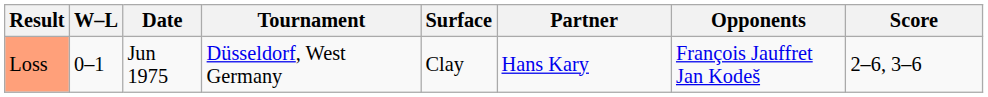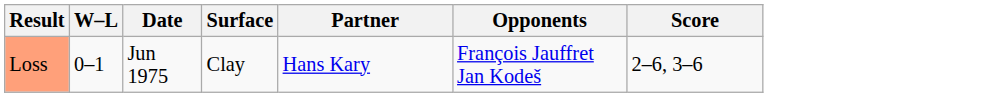- column: (311, 20)
